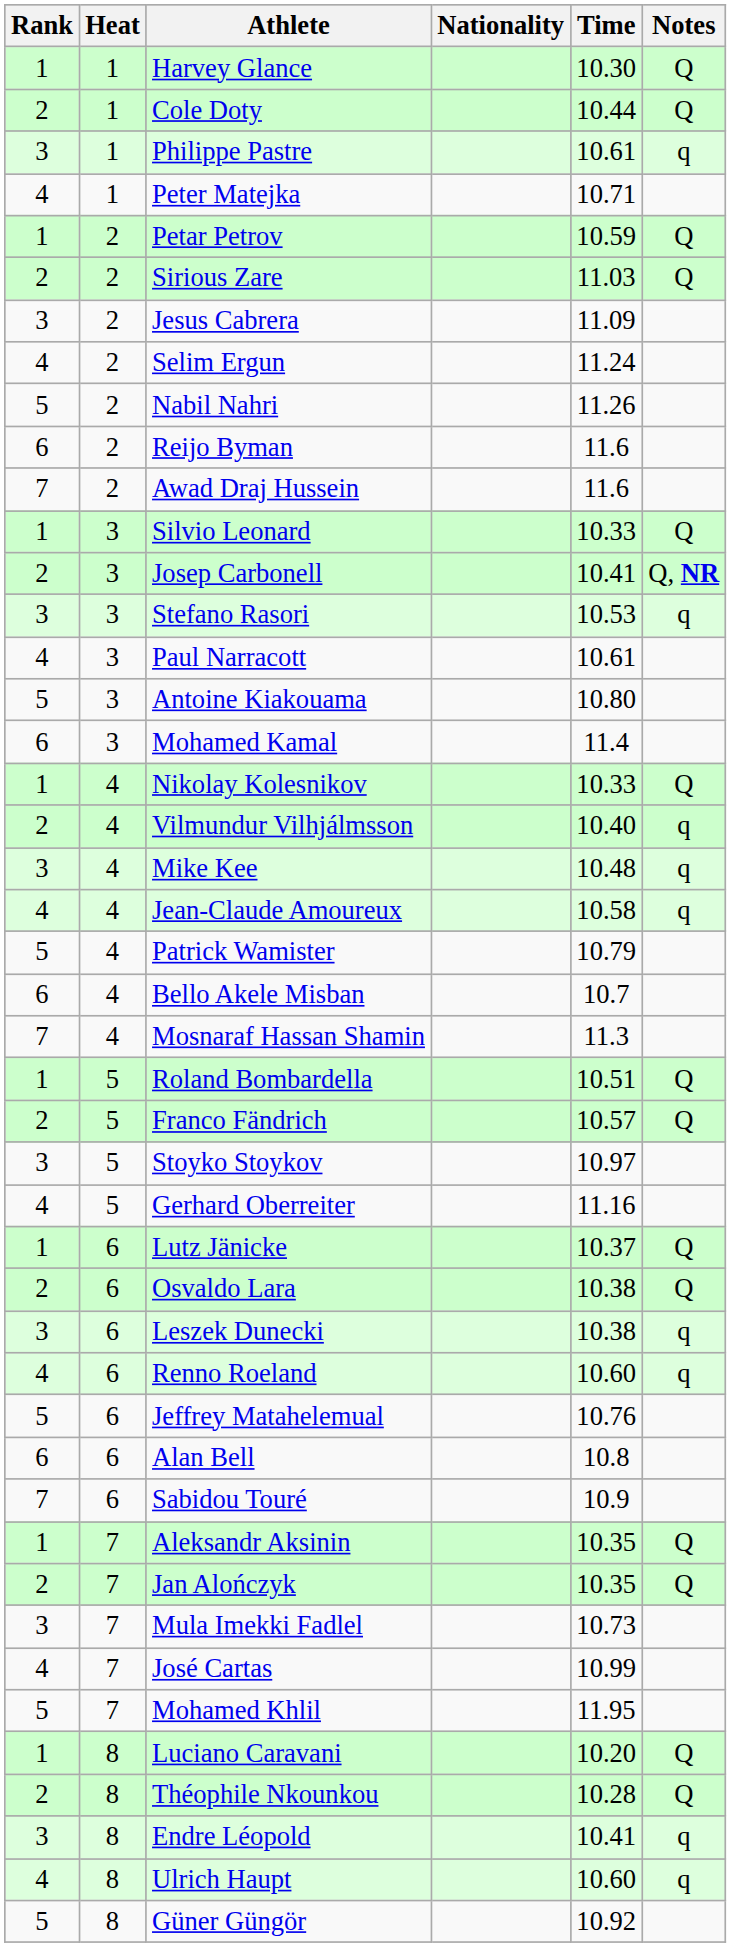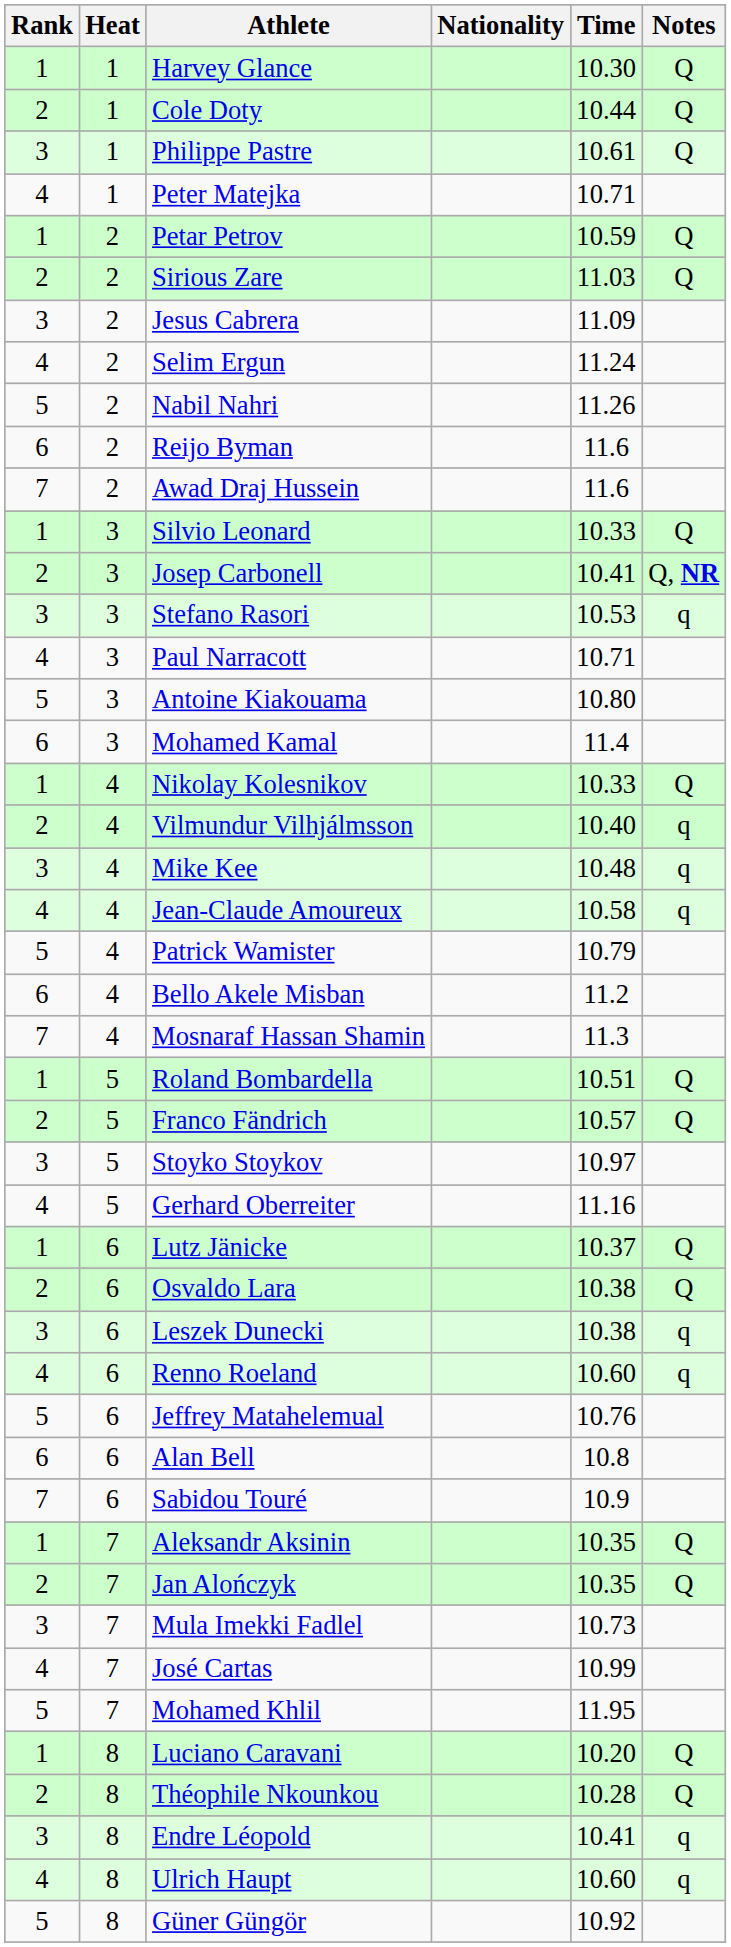(684, 151) q -> (684, 151) Q
(606, 657) 10.61 -> (606, 657) 10.71
(606, 994) 10.7 -> (606, 994) 11.2
